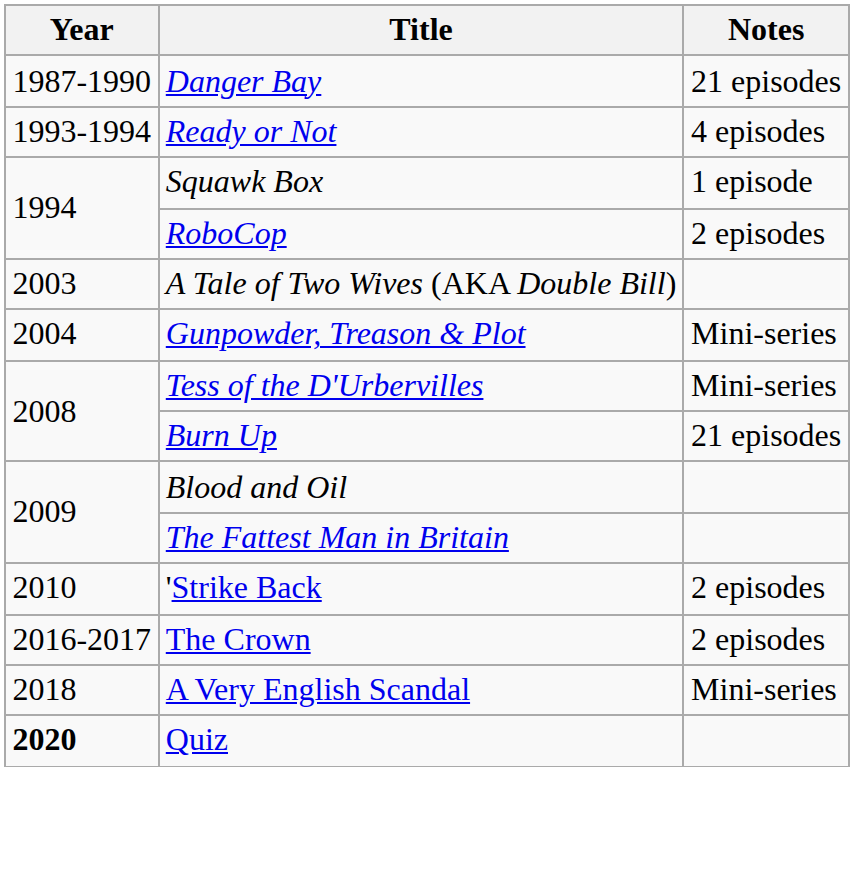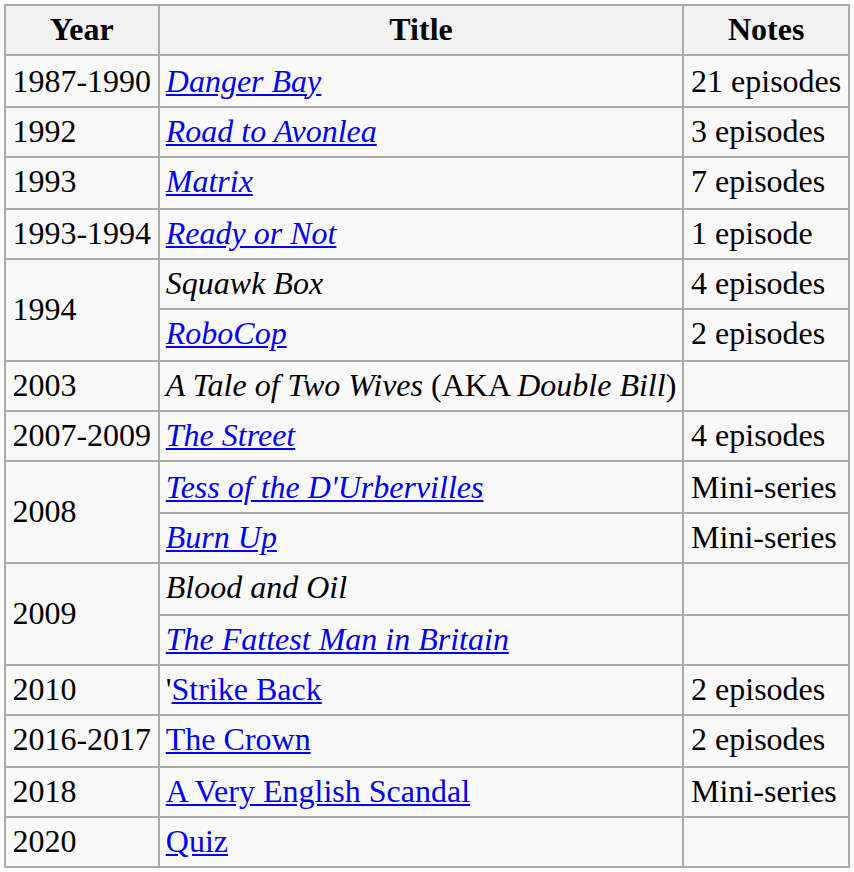+ row: (271, 131)
+ row: (209, 182)
(758, 131) 4 episodes -> (752, 232) 1 episode
(752, 182) 1 episode -> (758, 283) 4 episodes
- row: (346, 334)
+ row: (231, 435)
(766, 435) 21 episodes -> (764, 537) Mini-series
(44, 740) bold -> (44, 841) normal
